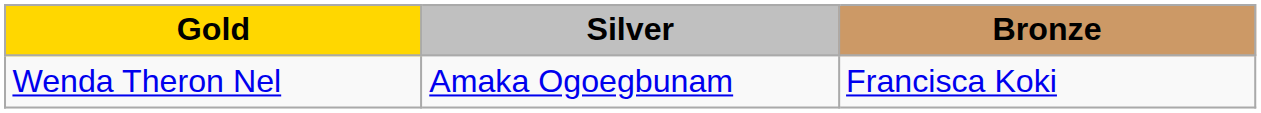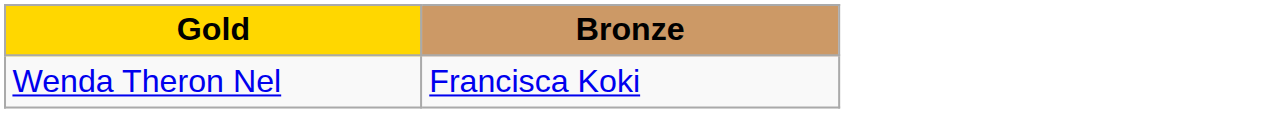- column: (630, 30)
